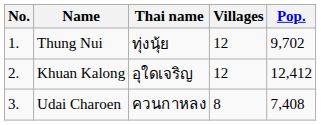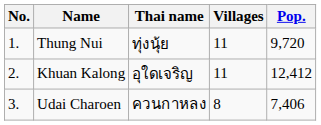(221, 43) 12 -> (221, 43) 11
(288, 43) 9,702 -> (288, 43) 9,720
(221, 74) 12 -> (221, 74) 11
(288, 104) 7,408 -> (288, 104) 7,406
